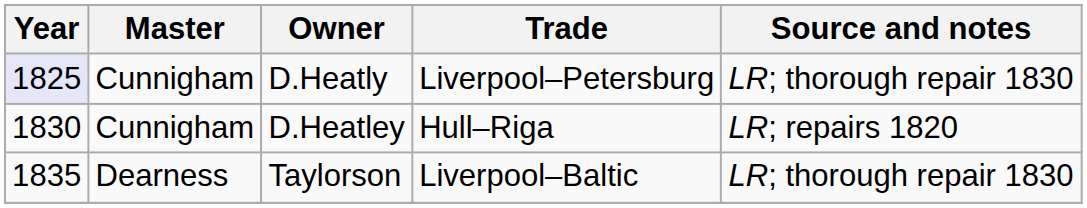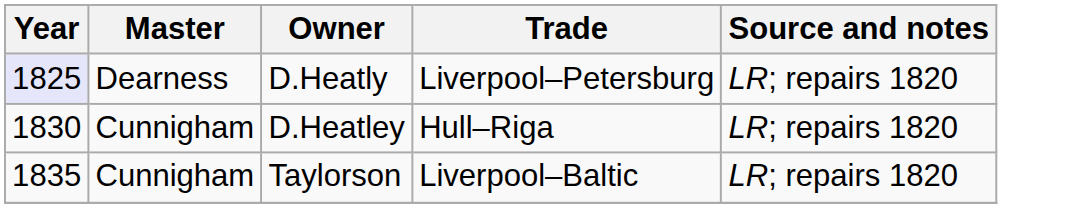(175, 78) Cunnigham -> (162, 78) Dearness
(901, 78) LR; thorough repair 1830 -> (843, 78) LR; repairs 1820
(162, 176) Dearness -> (175, 176) Cunnigham
(901, 176) LR; thorough repair 1830 -> (843, 176) LR; repairs 1820
